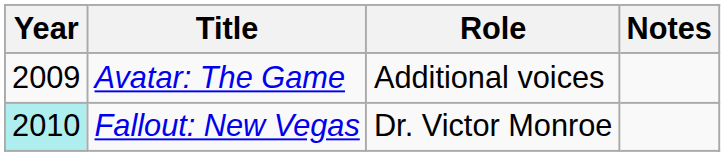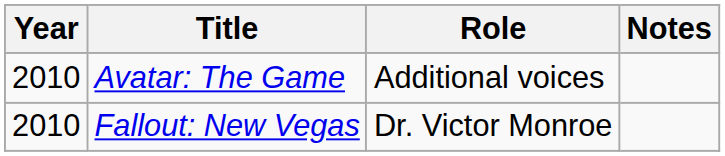(46, 77) 2009 -> (46, 77) 2010
(46, 126) paleturquoise background -> (46, 126) no background
